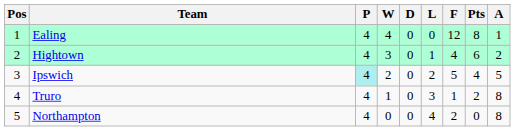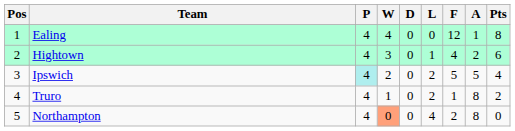columns swapped: (499, 14) <-> (476, 14)
(432, 95) 3 -> (432, 95) 2
(388, 116) no background -> (388, 116) lightsalmon background
